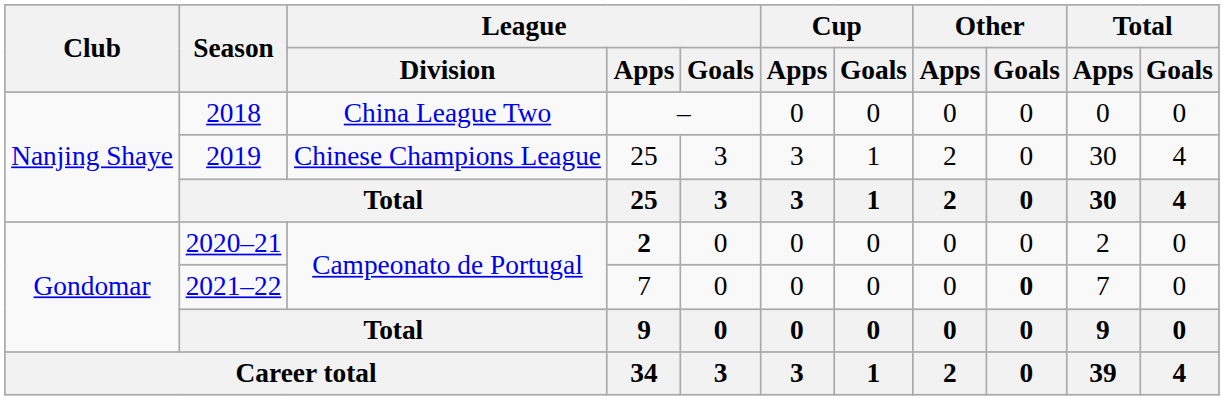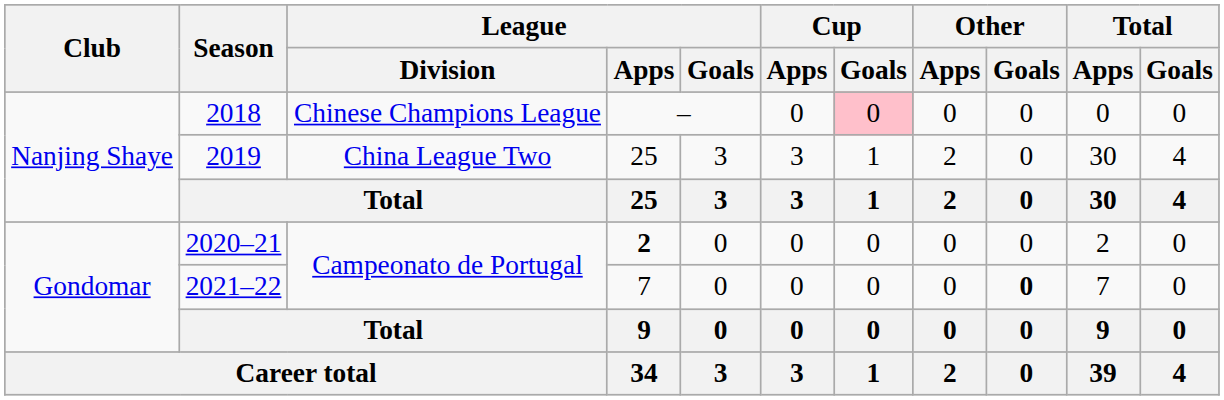(447, 112) China League Two -> (447, 112) Chinese Champions League
(873, 112) no background -> (873, 112) pink background
(447, 156) Chinese Champions League -> (447, 156) China League Two
